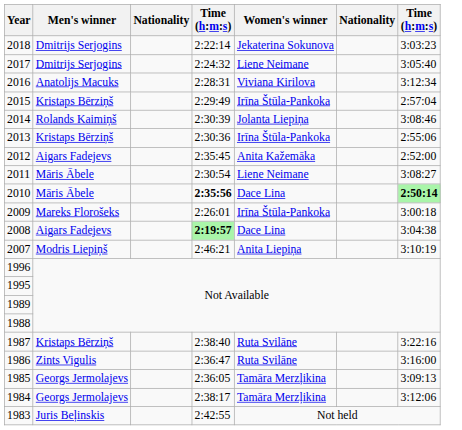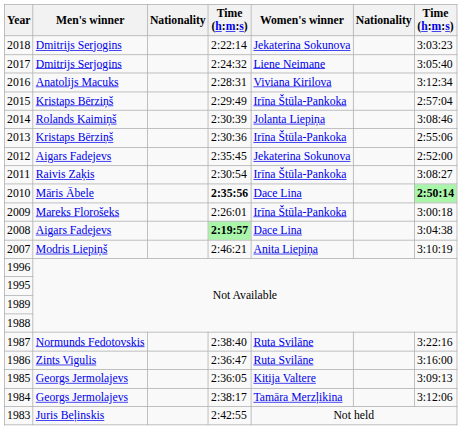(276, 156) Anita Kažemāka -> (302, 156) Jekaterina Sokunova
(65, 175) Māris Ābele -> (65, 175) Raivis Zaķis
(273, 175) Liene Neimane -> (300, 175) Irīna Štūla-Pankoka
(75, 341) Kristaps Bērziņš -> (90, 341) Normunds Fedotovskis
(281, 378) Tamāra Merzļikina -> (285, 378) Kitija Valtere
